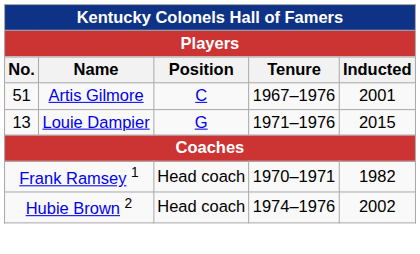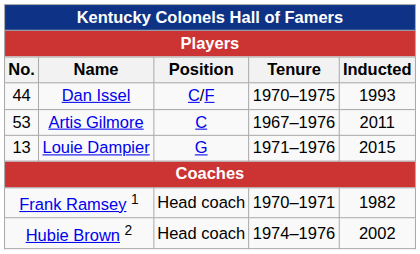+ row: (96, 95)
(22, 95) 51 -> (22, 122) 53
(377, 95) 2001 -> (377, 122) 2011
